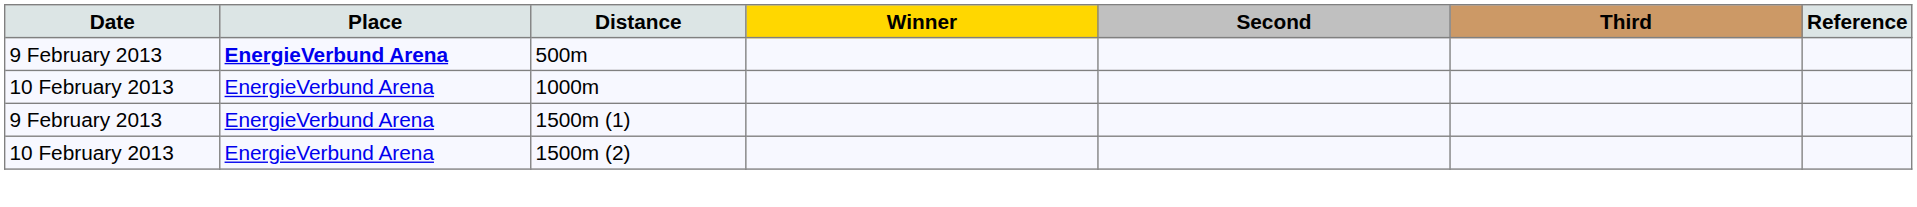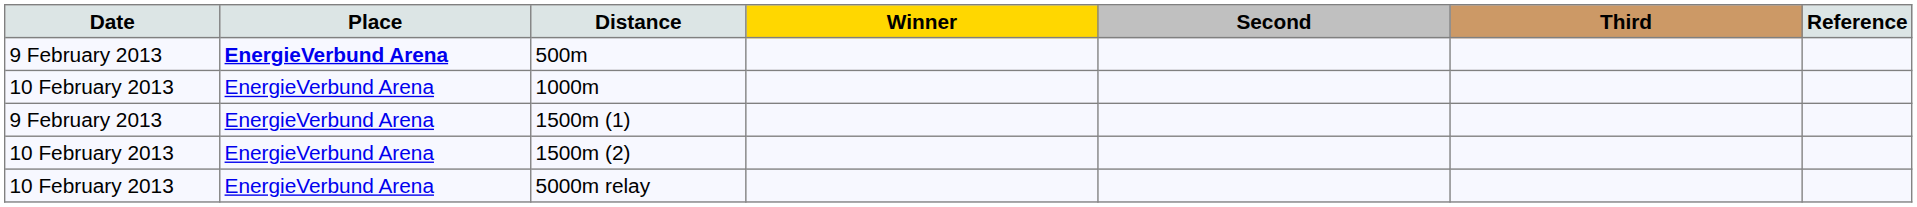+ row: (593, 186)
